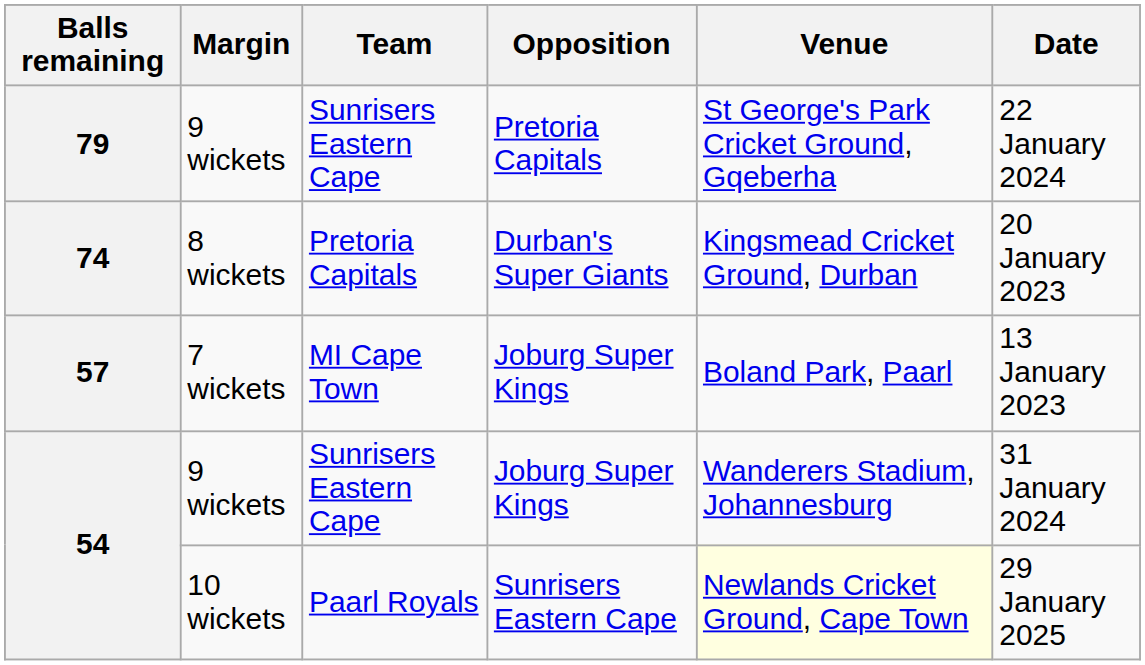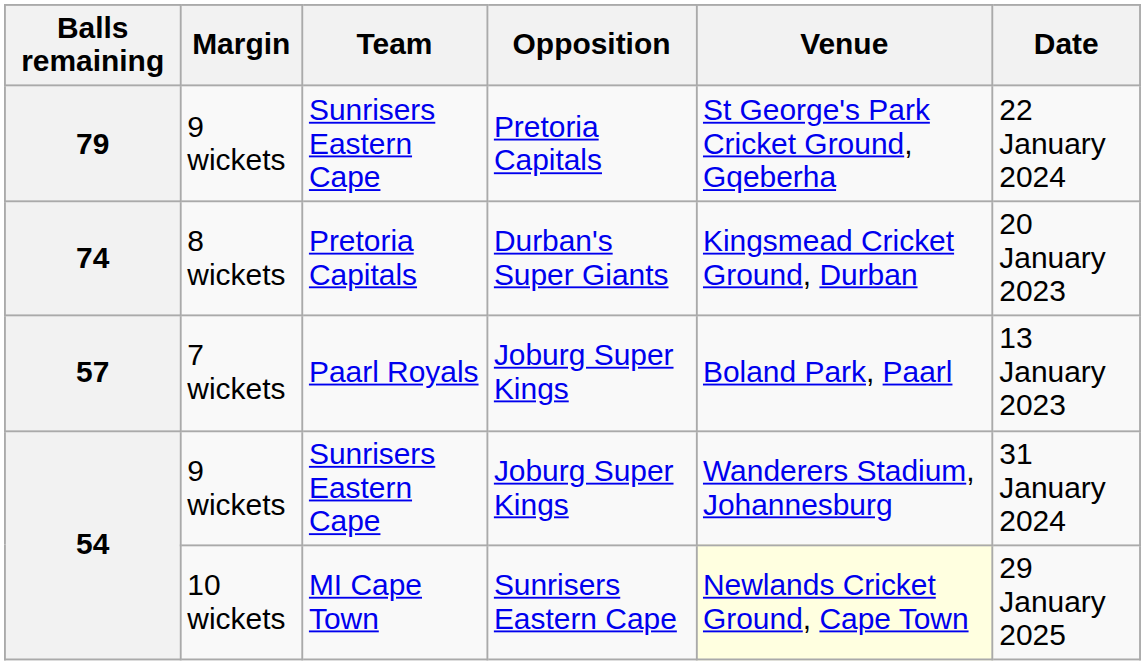(365, 372) MI Cape Town -> (394, 372) Paarl Royals
(394, 602) Paarl Royals -> (365, 602) MI Cape Town
